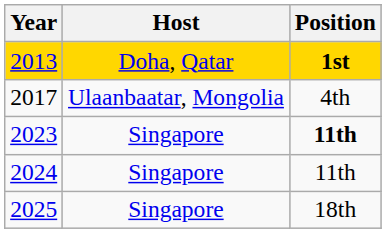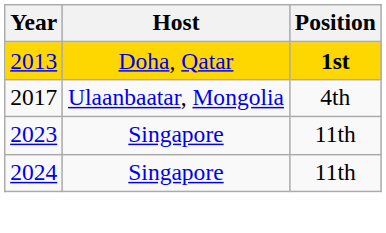(335, 135) bold -> (335, 135) normal
- row: (34, 209)
